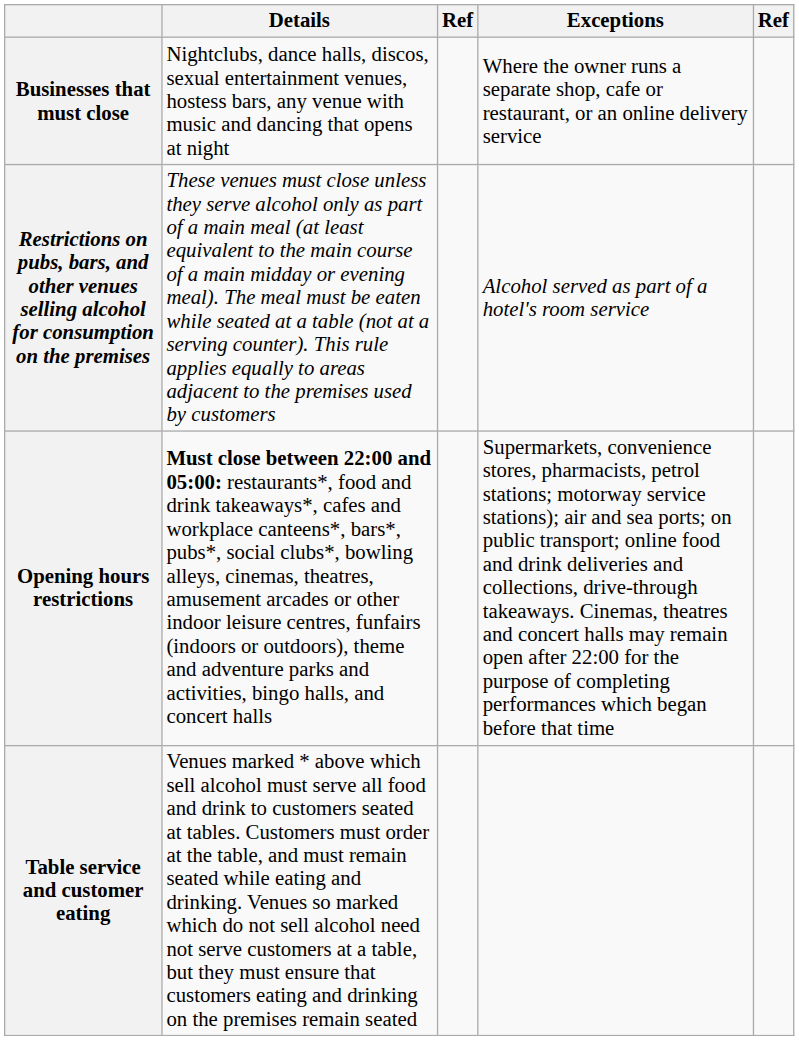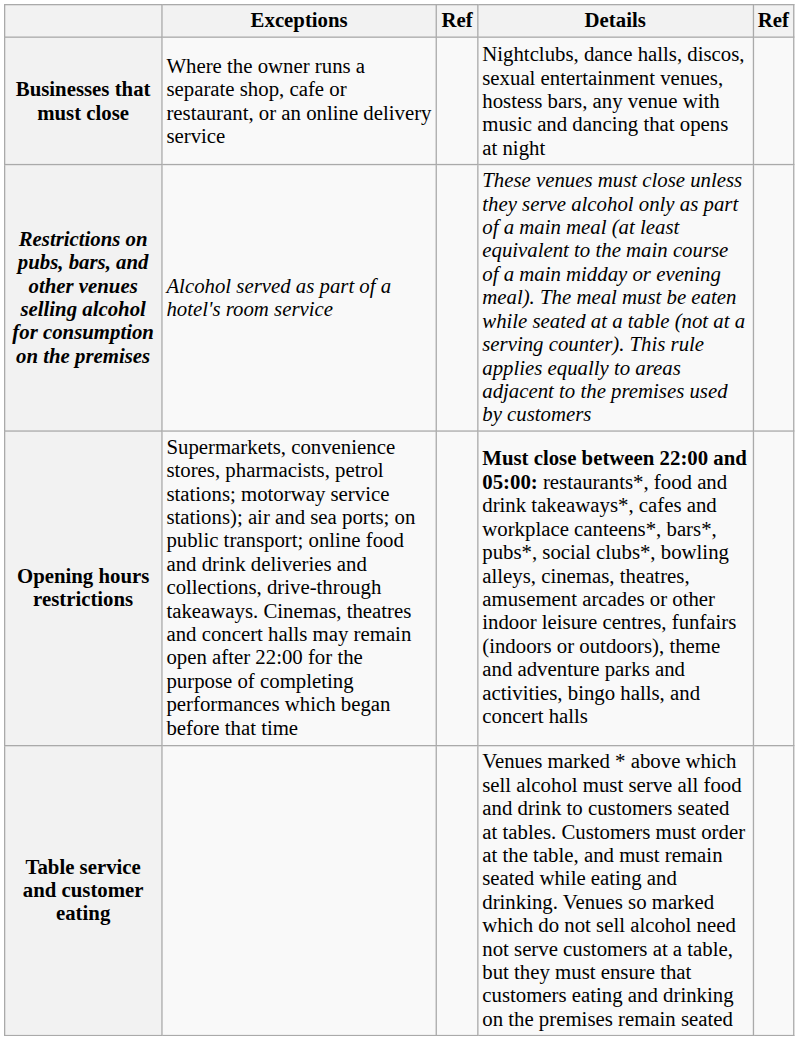columns swapped: (299, 20) <-> (615, 20)
